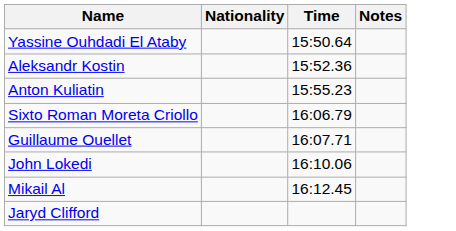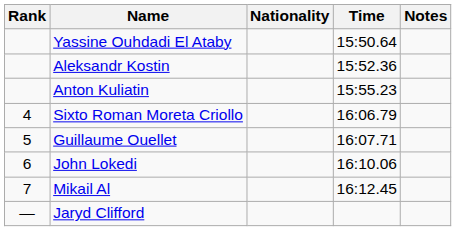+ column: (27, 16)
